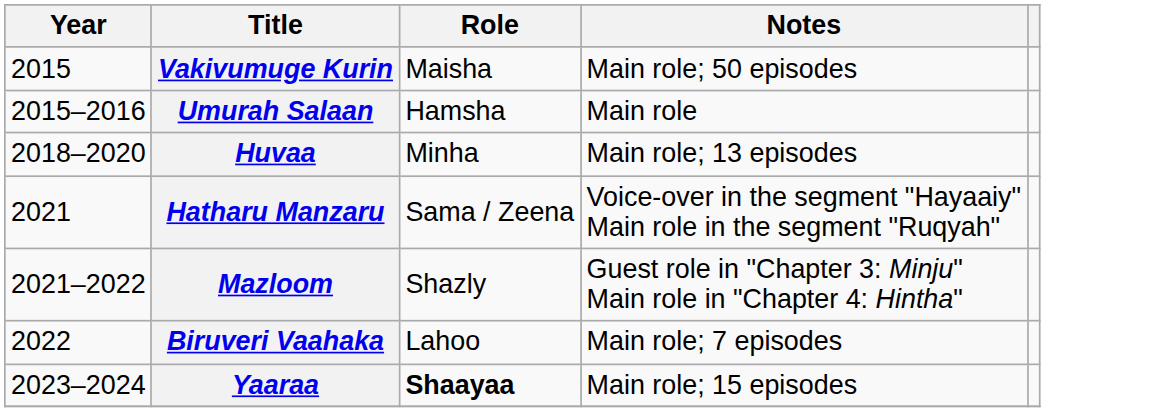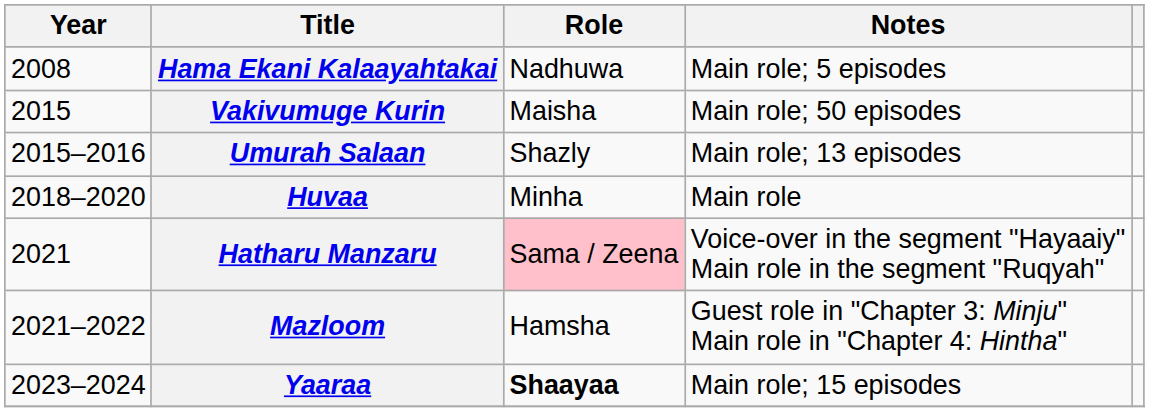+ row: (328, 68)
(455, 111) Hamsha -> (550, 153) Shazly
(642, 111) Main role -> (826, 153) Main role; 13 episodes
(722, 153) Main role; 13 episodes -> (746, 196) Main role
(490, 211) no background -> (594, 254) pink background
(446, 284) Shazly -> (560, 326) Hamsha
- row: (275, 342)
